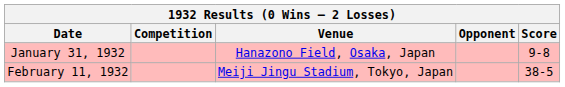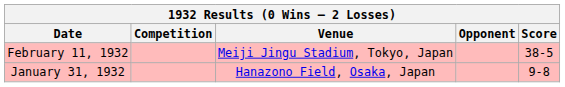rows swapped: (68, 72) <-> (68, 53)
